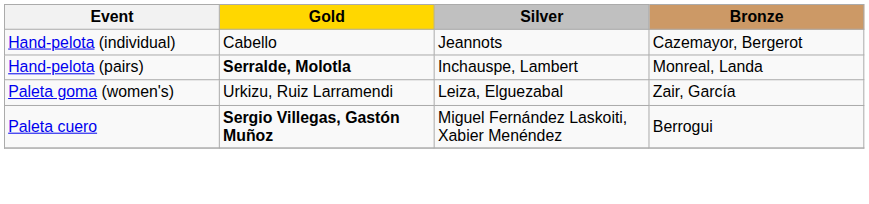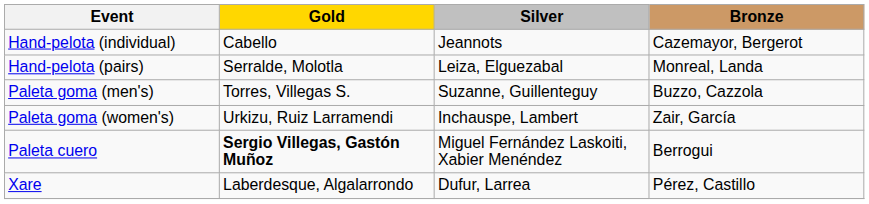(287, 67) bold -> (283, 67) normal
(508, 67) Inchauspe, Lambert -> (500, 67) Leiza, Elguezabal
+ row: (81, 92)
(500, 92) Leiza, Elguezabal -> (508, 117) Inchauspe, Lambert
+ row: (25, 185)
